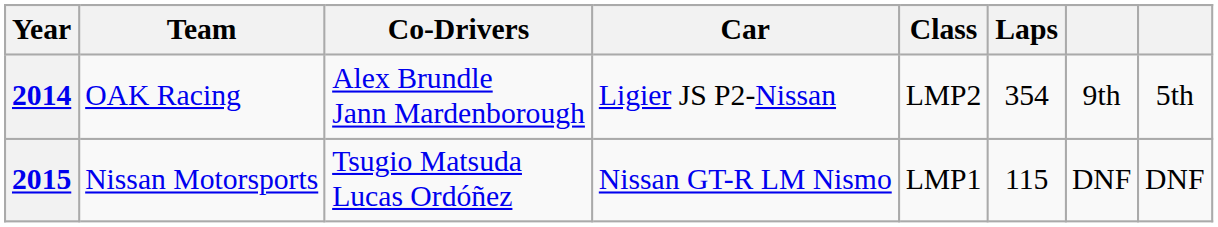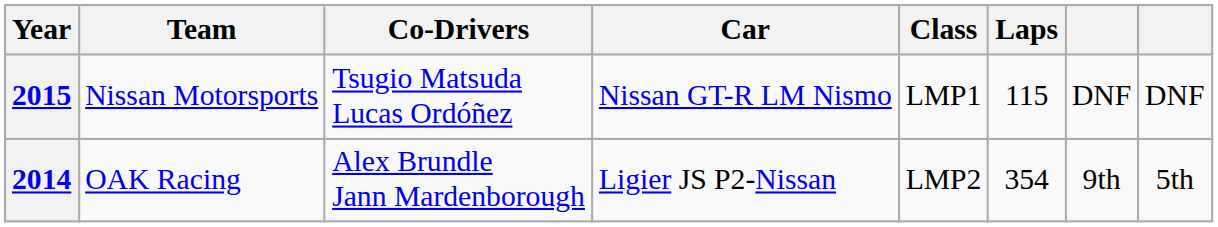rows swapped: (42, 95) <-> (42, 179)
